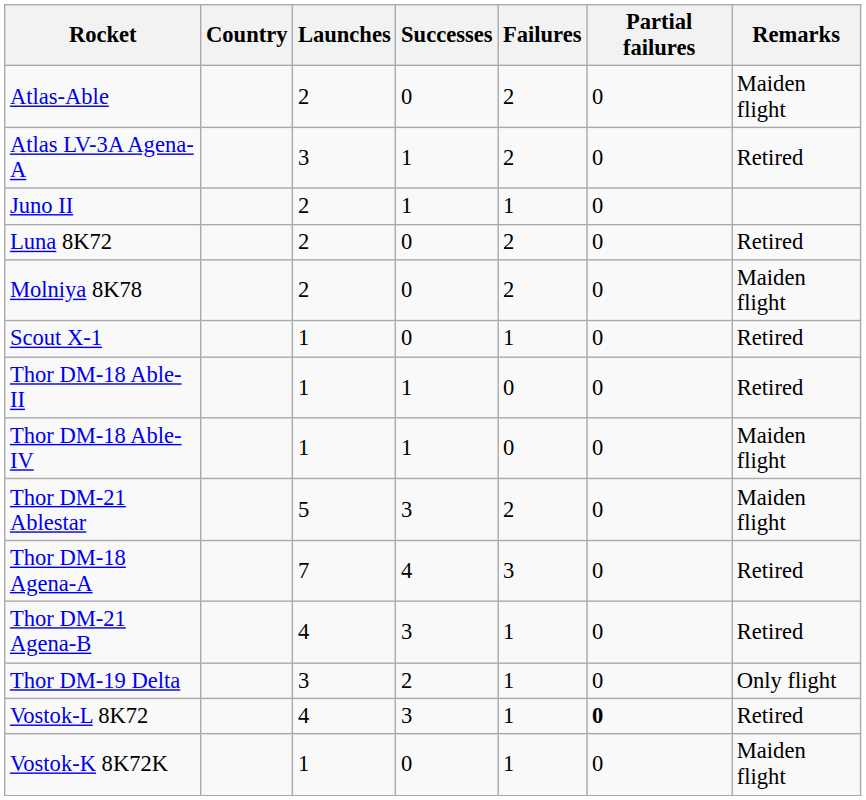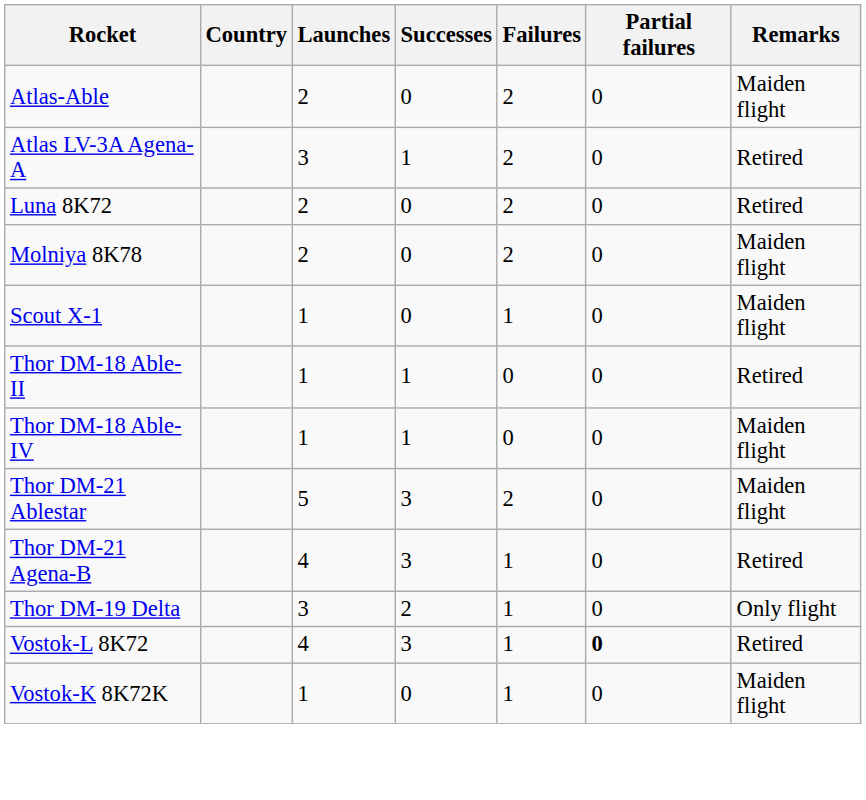- row: (42, 205)
(770, 338) Retired -> (771, 315) Maiden flight
- row: (68, 570)
